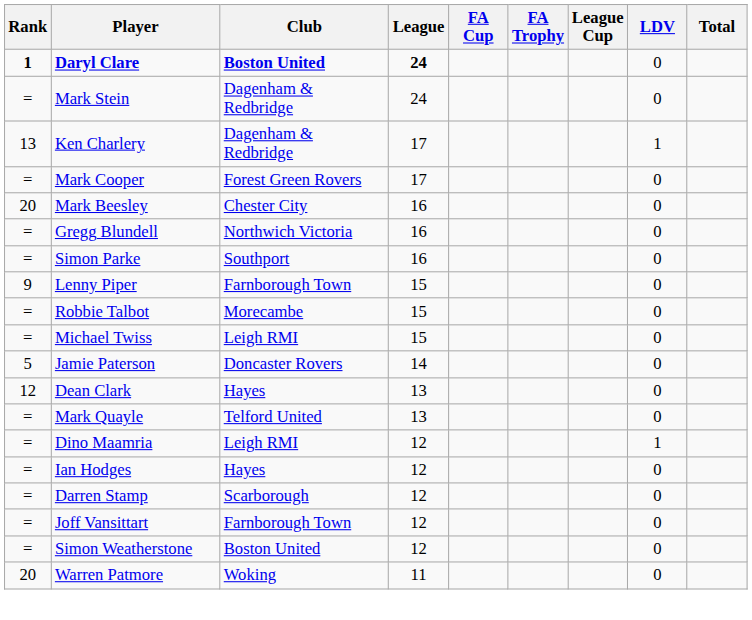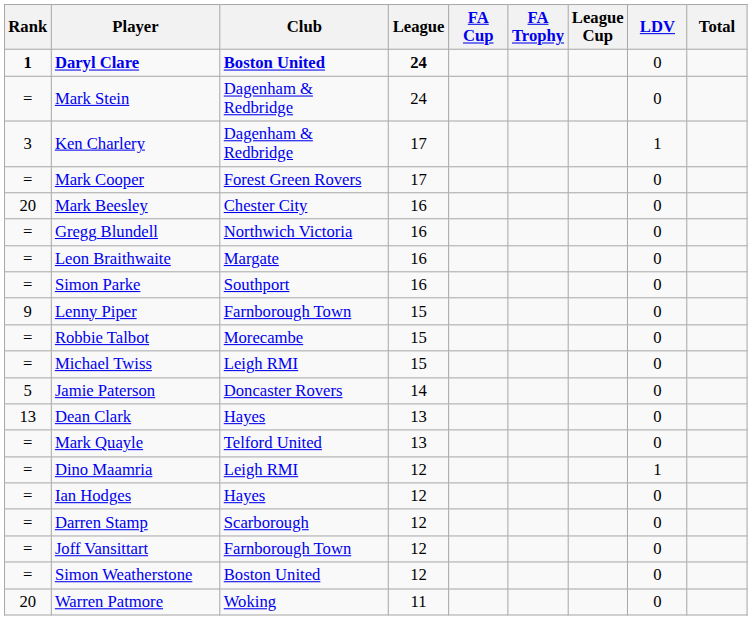(28, 143) 13 -> (28, 143) 3
+ row: (113, 258)
(28, 390) 12 -> (28, 416) 13
